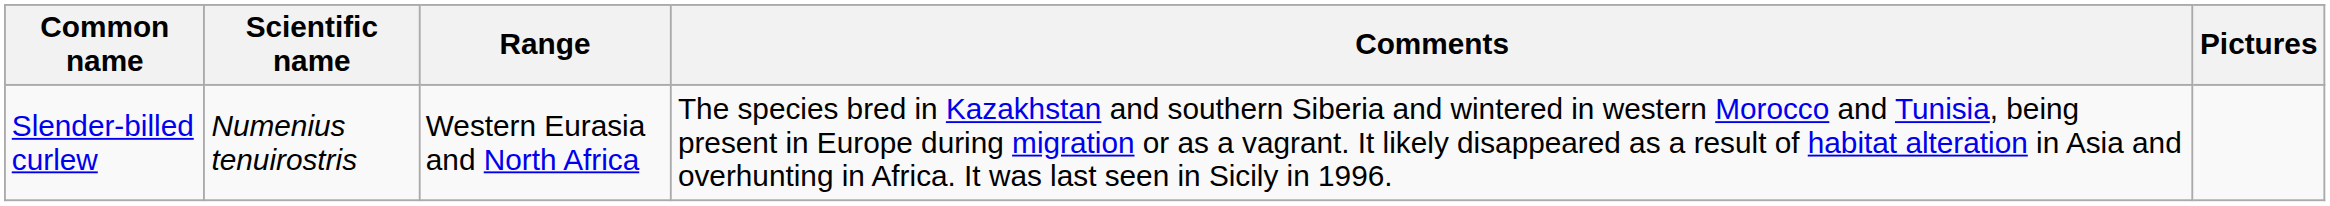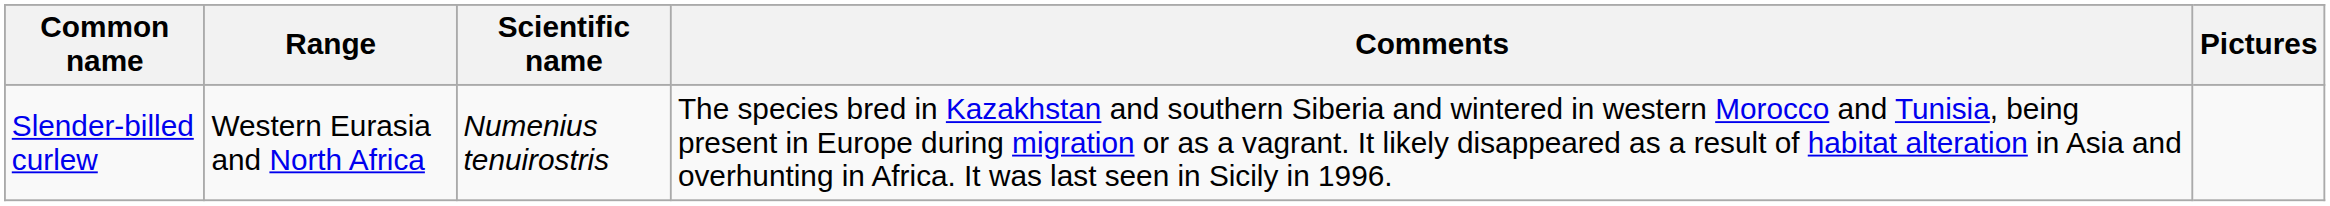columns swapped: (312, 44) <-> (545, 44)
